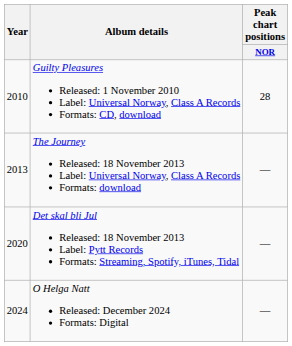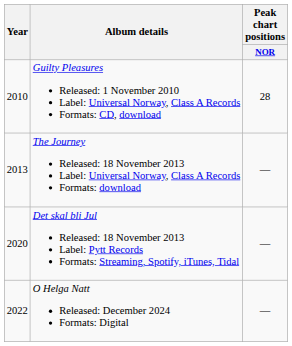(17, 311) 2024 -> (17, 311) 2022
